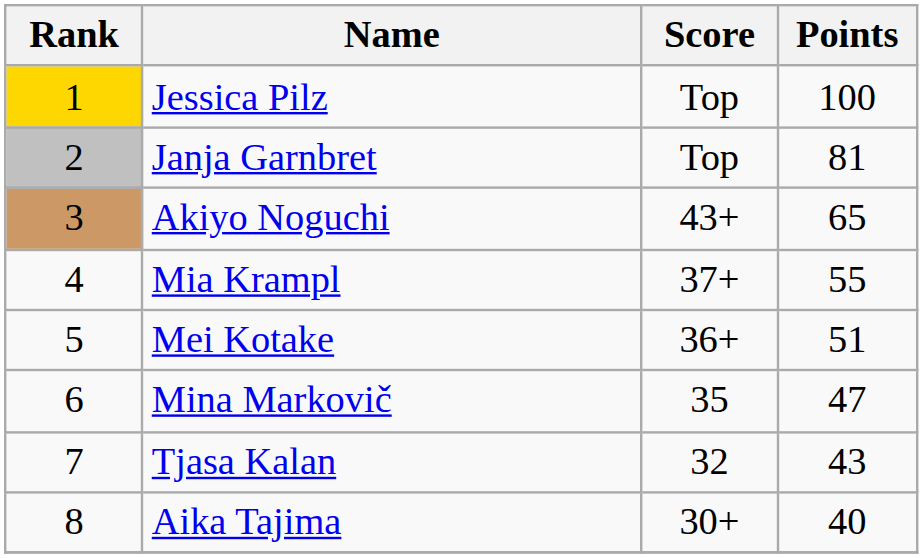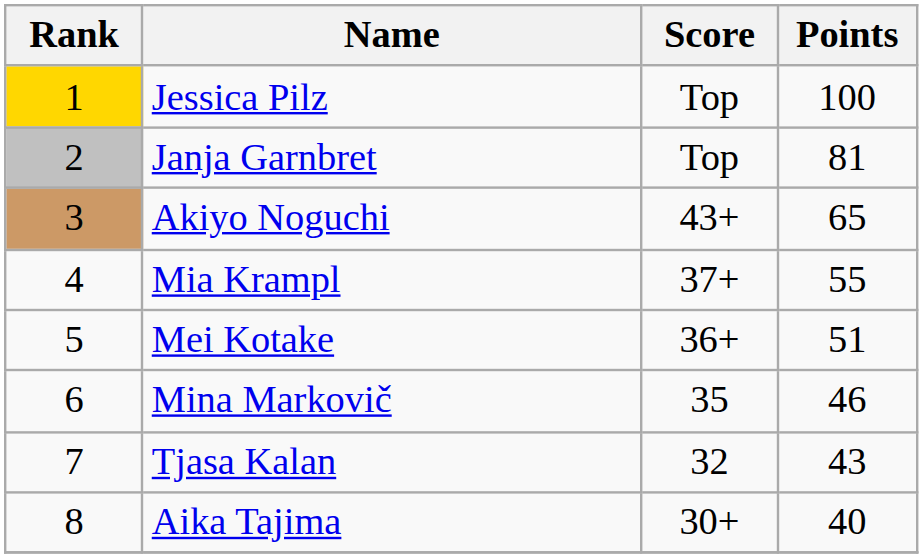(847, 400) 47 -> (847, 400) 46
